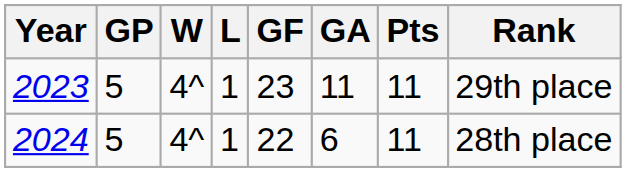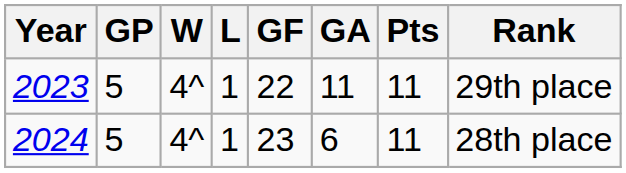(276, 85) 23 -> (276, 85) 22
(276, 139) 22 -> (276, 139) 23
